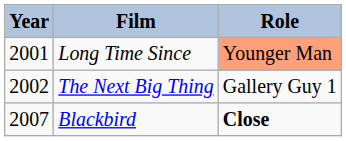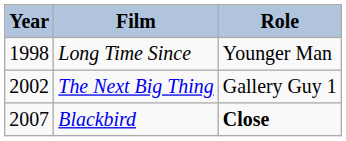(29, 53) 2001 -> (29, 53) 1998
(277, 53) lightsalmon background -> (277, 53) no background
